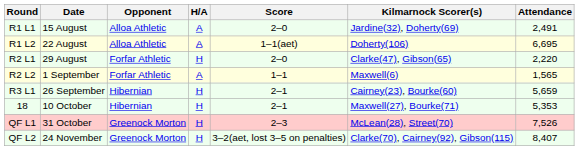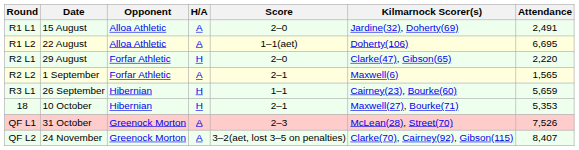(279, 75) 1–1 -> (279, 75) 2–1
(279, 91) 2–1 -> (279, 91) 1–1
(199, 122) H -> (199, 122) A
(199, 138) H -> (199, 138) A
